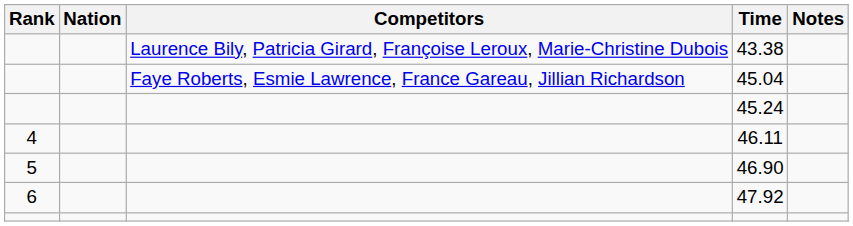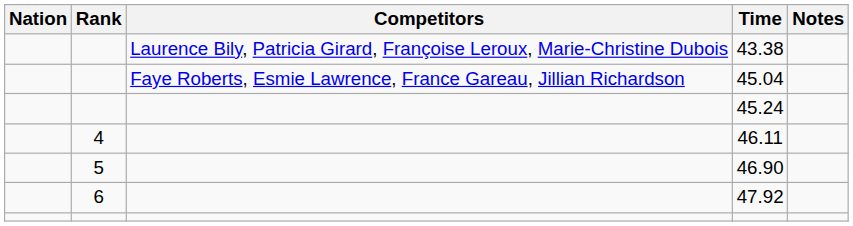columns swapped: (32, 19) <-> (92, 19)
